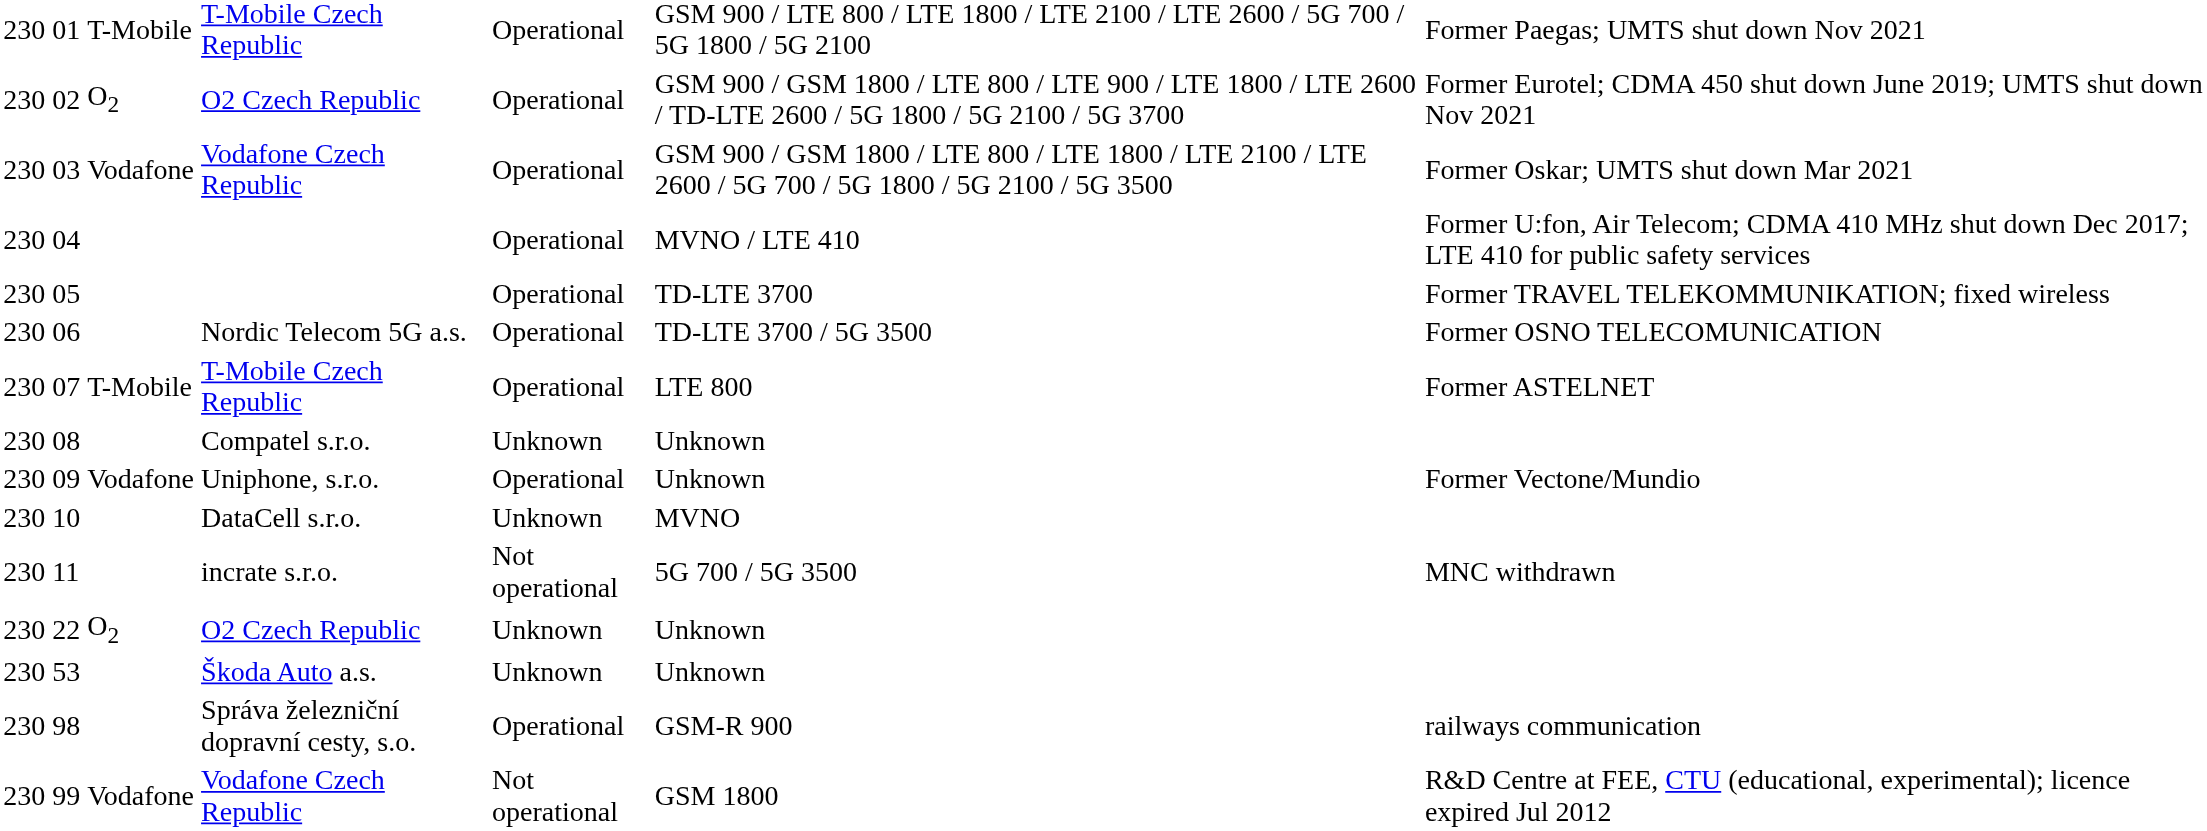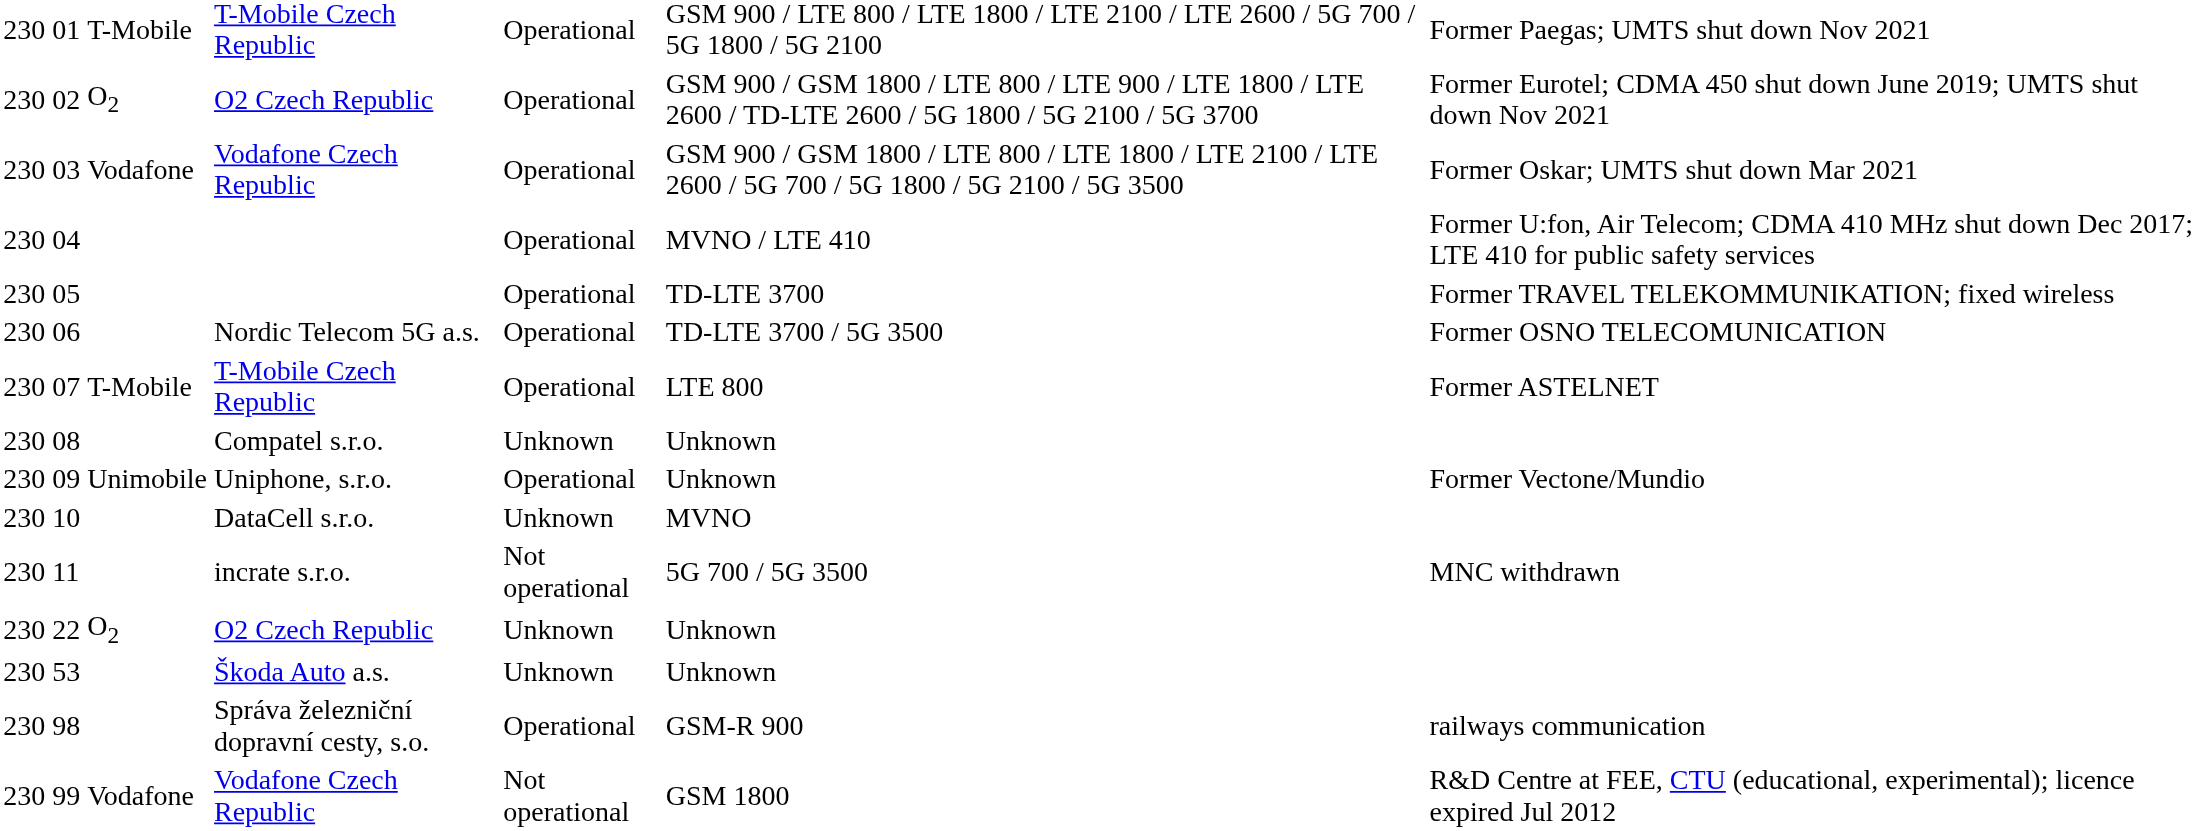(141, 479) Vodafone -> (147, 479) Unimobile
